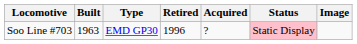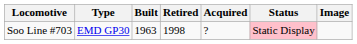columns swapped: (132, 13) <-> (89, 13)
(174, 30) 1996 -> (174, 30) 1998
